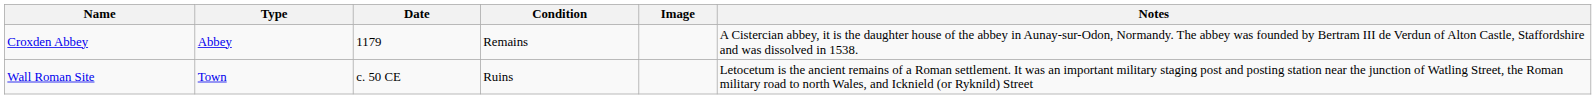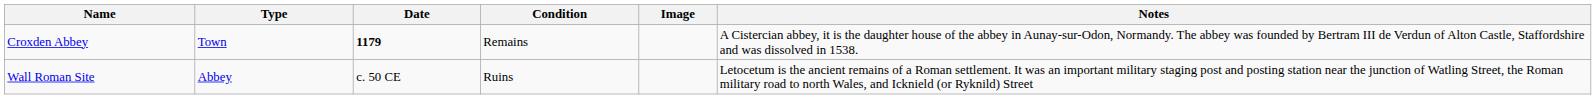(215, 42) Abbey -> (212, 42) Town
(369, 42) normal -> (369, 42) bold
(212, 76) Town -> (215, 76) Abbey
